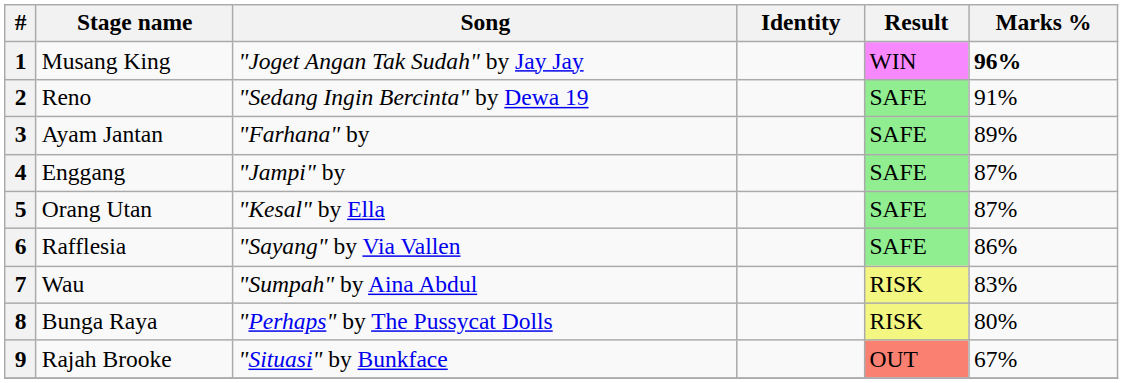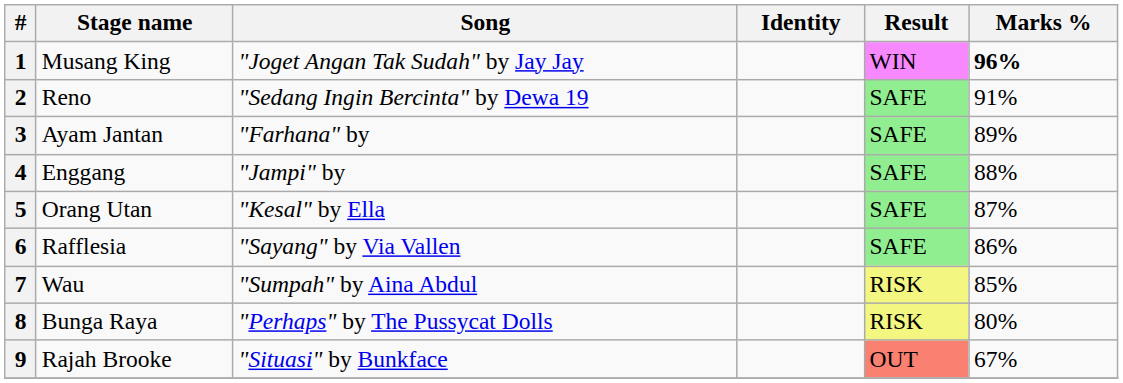(996, 172) 87% -> (996, 172) 88%
(996, 284) 83% -> (996, 284) 85%
